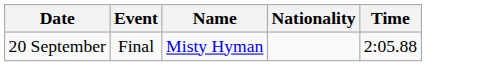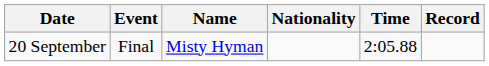+ column: (452, 18)
